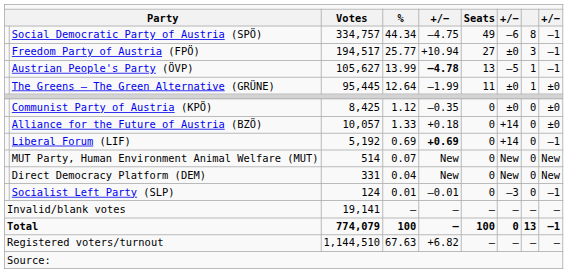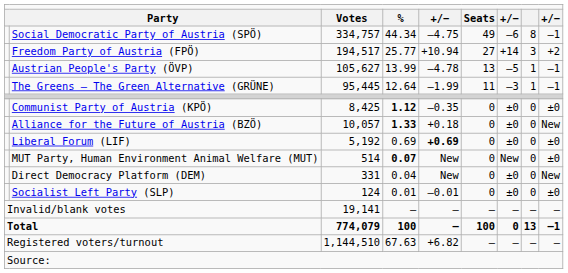(512, 52) ±0 -> (509, 52) +14
(554, 52) –1 -> (554, 52) +2
(443, 69) bold -> (443, 69) normal
(512, 86) ±0 -> (512, 86) –3
(554, 86) ±0 -> (554, 86) –1
(404, 108) normal -> (404, 108) bold
(404, 124) normal -> (404, 124) bold
(509, 124) +14 -> (512, 124) ±0
(554, 124) ±0 -> (551, 124) New
(509, 141) +14 -> (512, 141) ±0
(554, 141) –1 -> (554, 141) ±0
(404, 158) normal -> (404, 158) bold
(551, 158) New -> (554, 158) ±0
(509, 175) New -> (512, 175) ±0
(512, 192) –3 -> (512, 192) ±0
(554, 192) –1 -> (554, 192) ±0
